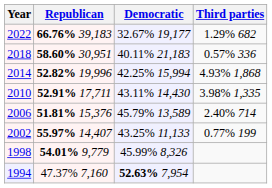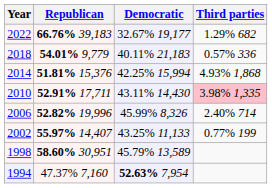(74, 54) 58.60% 30,951 -> (74, 54) 54.01% 9,779
(74, 73) 52.82% 19,996 -> (74, 73) 51.81% 15,376
(230, 93) no background -> (230, 93) pink background
(74, 113) 51.81% 15,376 -> (74, 113) 52.82% 19,996
(154, 113) 45.79% 13,589 -> (154, 113) 45.99% 8,326
(74, 153) 54.01% 9,779 -> (74, 153) 58.60% 30,951
(154, 153) 45.99% 8,326 -> (154, 153) 45.79% 13,589
